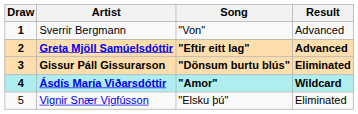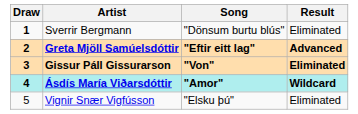(192, 30) "Von" -> (234, 30) "Dönsum burtu blús"
(320, 30) Advanced -> (315, 30) Eliminated
(234, 65) "Dönsum burtu blús" -> (199, 65) "Von"
